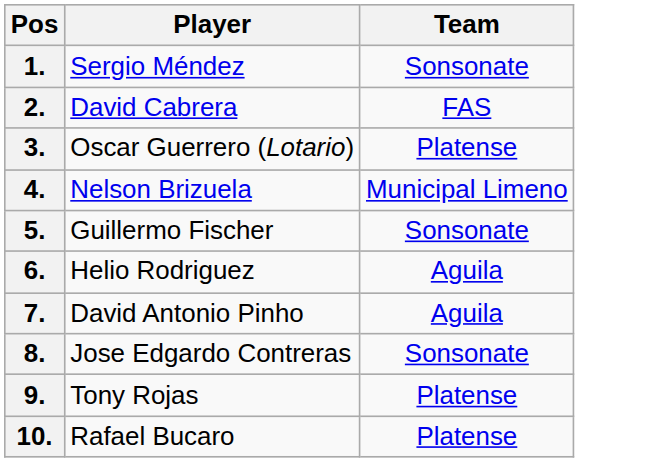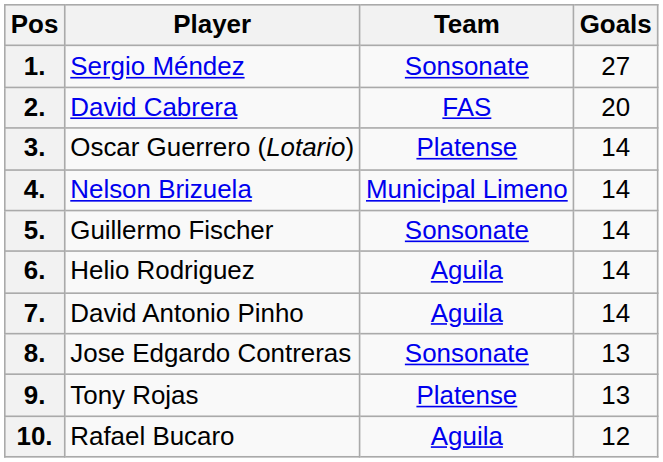+ column: (616, 25)
(467, 436) Platense -> (467, 436) Aguila
